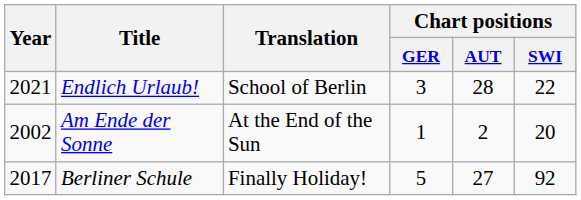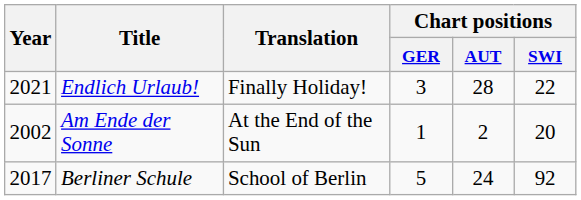(297, 87) School of Berlin -> (298, 87) Finally Holiday!
(298, 177) Finally Holiday! -> (297, 177) School of Berlin
(483, 177) 27 -> (483, 177) 24
